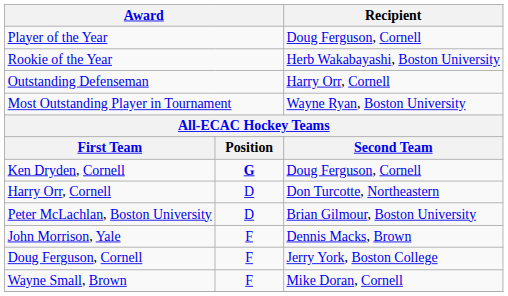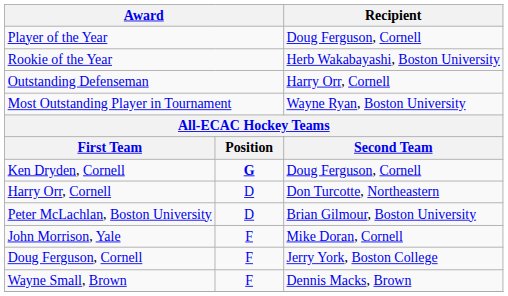(349, 236) Dennis Macks, Brown -> (345, 236) Mike Doran, Cornell
(345, 280) Mike Doran, Cornell -> (349, 280) Dennis Macks, Brown
